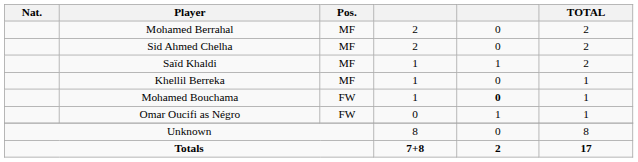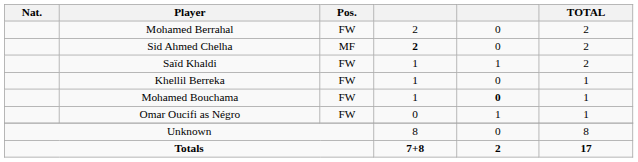(347, 29) MF -> (347, 29) FW
(415, 46) normal -> (415, 46) bold
(347, 63) MF -> (347, 63) FW
(347, 80) MF -> (347, 80) FW
